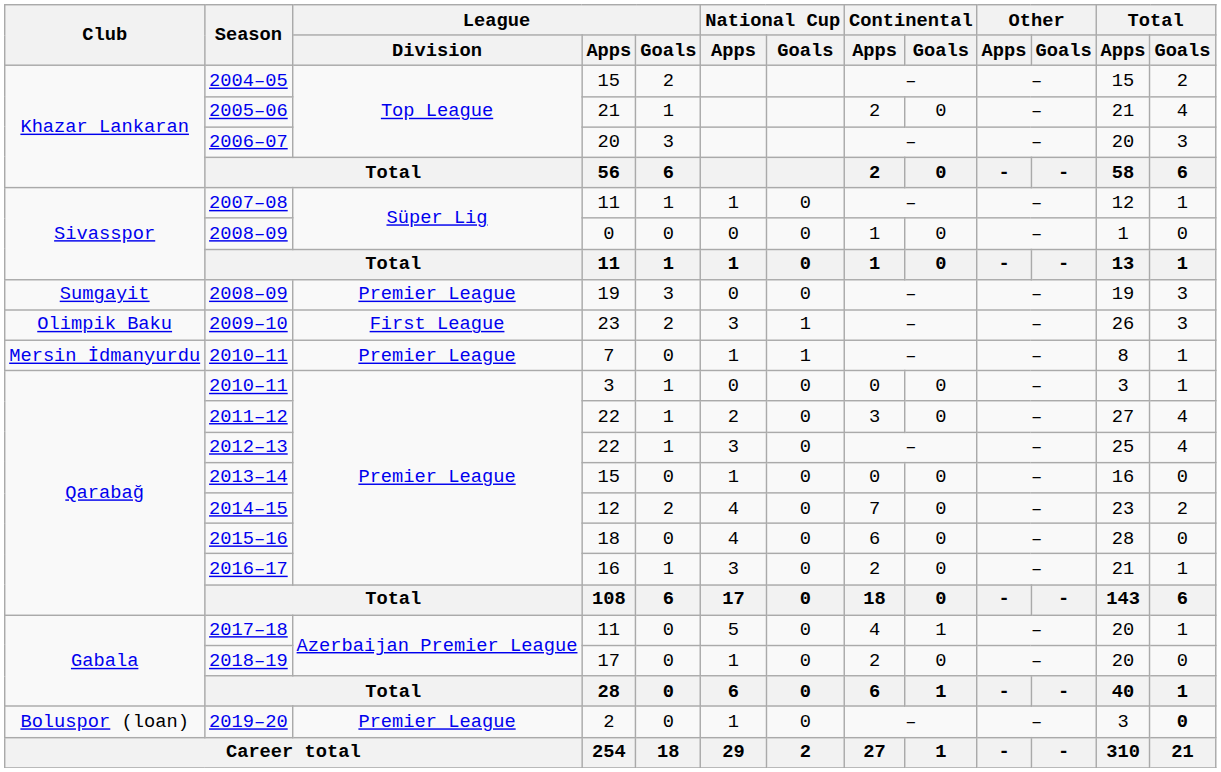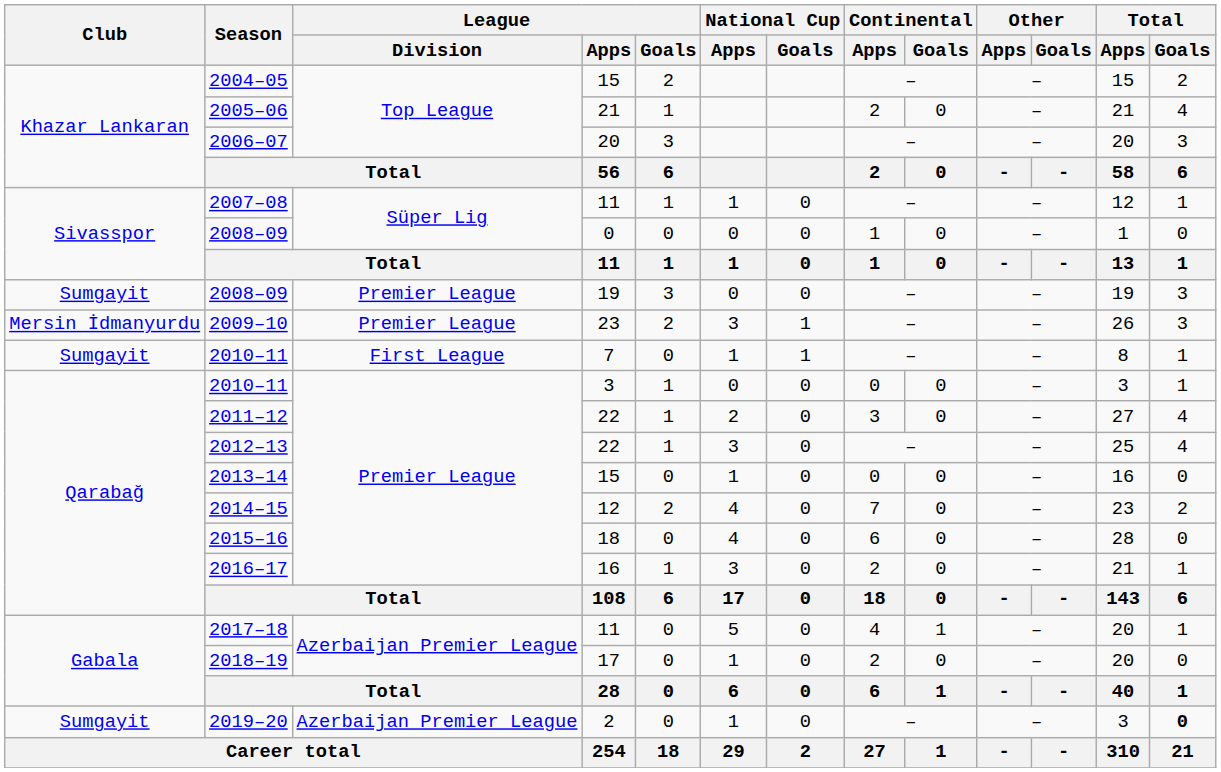(105, 325) Olimpik Baku -> (105, 325) Mersin İdmanyurdu
(437, 325) First League -> (437, 325) Premier League
(105, 356) Mersin İdmanyurdu -> (105, 356) Sumgayit
(437, 356) Premier League -> (437, 356) First League
(105, 722) Boluspor (loan) -> (105, 722) Sumgayit
(437, 722) Premier League -> (437, 722) Azerbaijan Premier League
